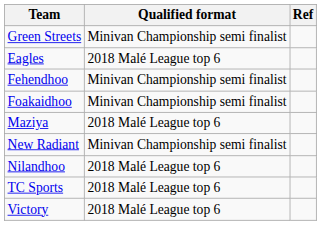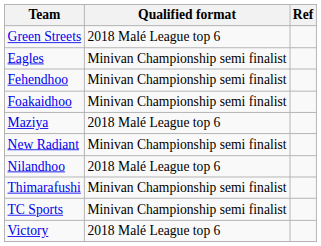(187, 36) Minivan Championship semi finalist -> (154, 36) 2018 Malé League top 6
(154, 58) 2018 Malé League top 6 -> (187, 58) Minivan Championship semi finalist
+ row: (44, 187)
(154, 187) 2018 Malé League top 6 -> (187, 209) Minivan Championship semi finalist
